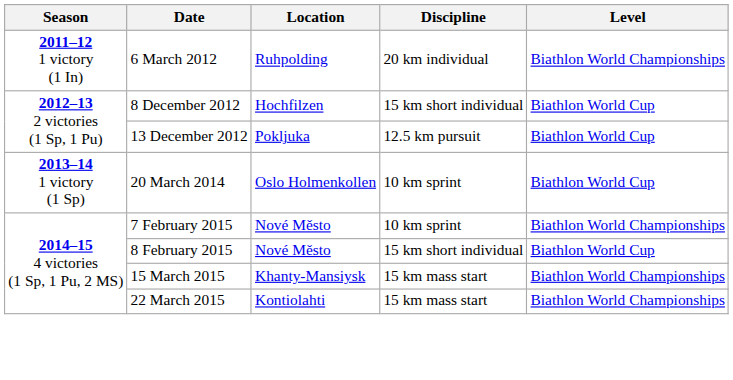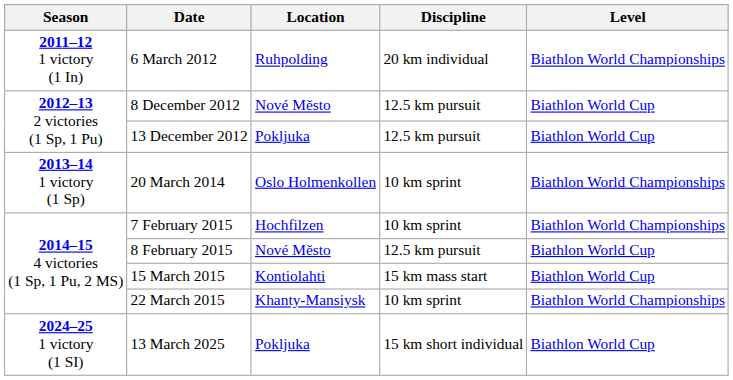(289, 105) Hochfilzen -> (293, 105) Nové Město
(453, 105) 15 km short individual -> (432, 105) 12.5 km pursuit
(593, 182) Biathlon World Cup -> (628, 182) Biathlon World Championships
(293, 225) Nové Město -> (289, 225) Hochfilzen
(453, 250) 15 km short individual -> (432, 250) 12.5 km pursuit
(310, 275) Khanty-Mansiysk -> (290, 275) Kontiolahti
(628, 275) Biathlon World Championships -> (593, 275) Biathlon World Cup
(290, 300) Kontiolahti -> (310, 300) Khanty-Mansiysk
(435, 300) 15 km mass start -> (422, 300) 10 km sprint
+ row: (178, 343)
